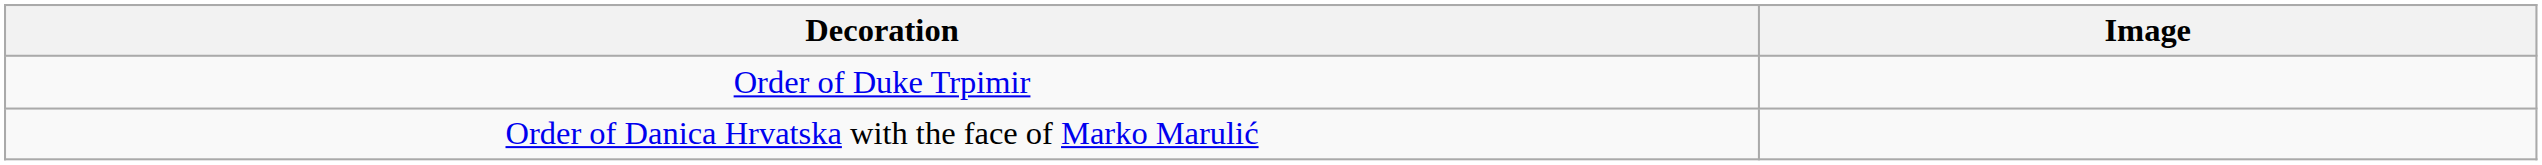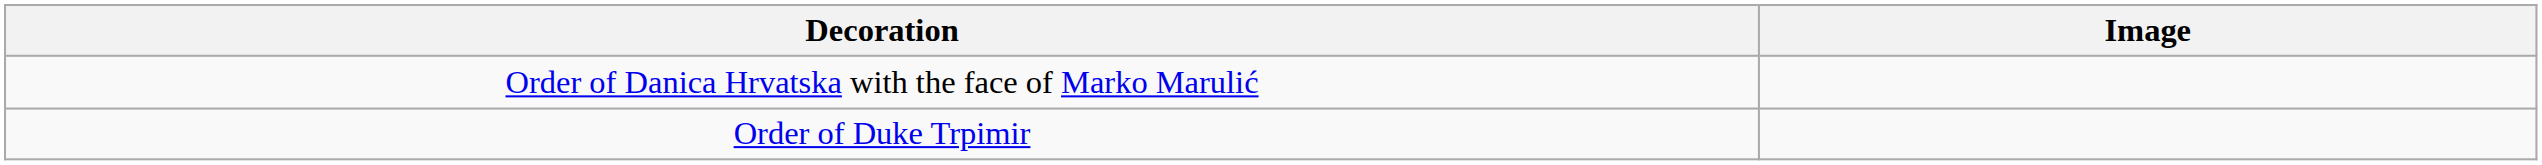rows swapped: (882, 81) <-> (882, 133)
